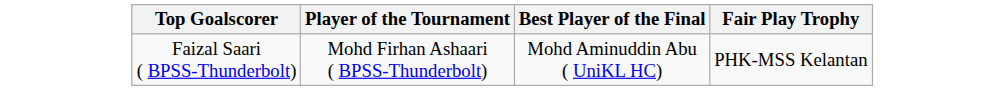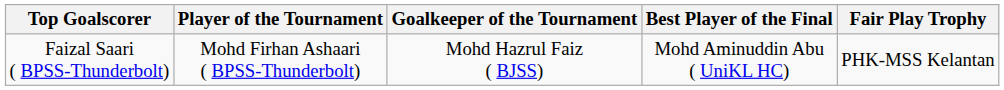+ column: (514, 19)
